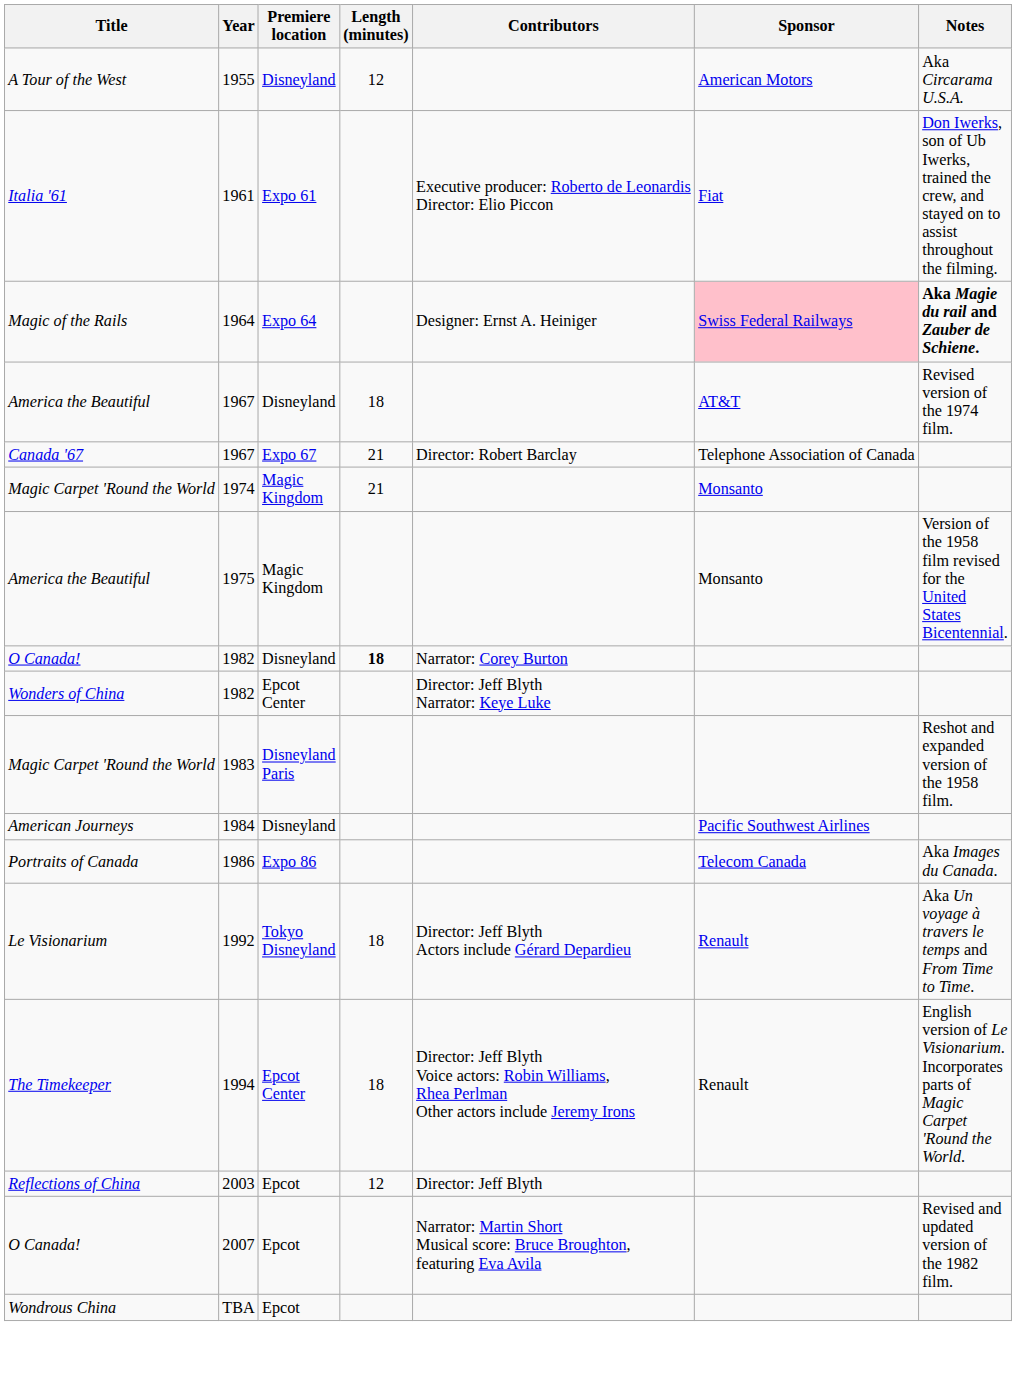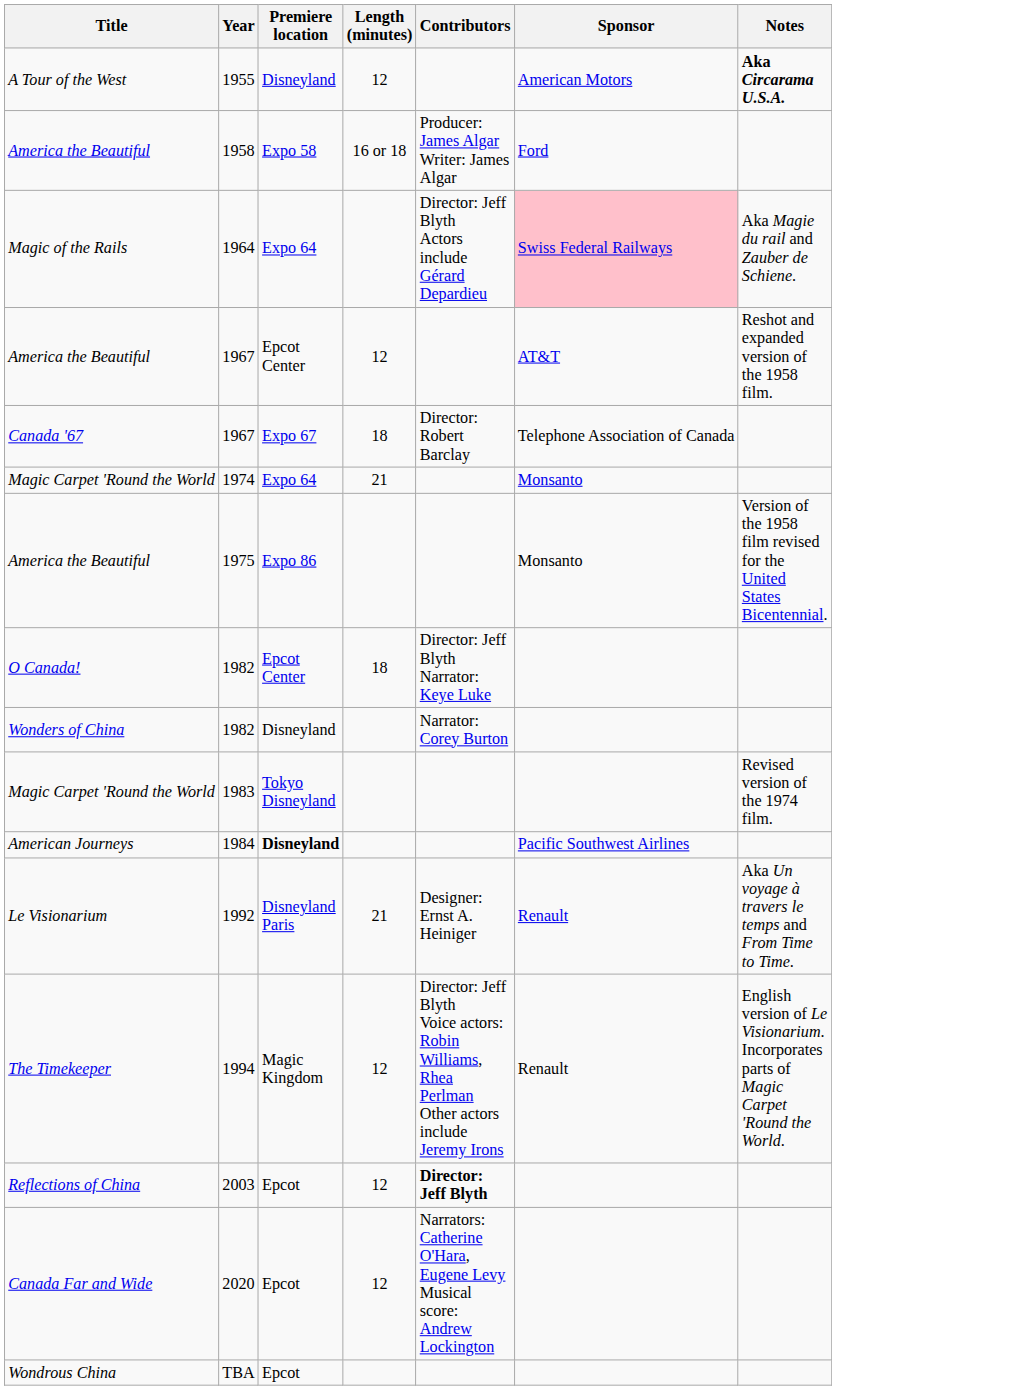(957, 79) normal -> (778, 79) bold
+ row: (79, 150)
- row: (38, 195)
(506, 321) Designer: Ernst A. Heiniger -> (463, 248) Director: Jeff Blyth Actors include Gérard Depardieu
(960, 321) bold -> (778, 248) normal
(299, 401) Disneyland -> (284, 356) Epcot Center
(376, 401) 18 -> (380, 356) 12
(955, 401) Revised version of the 1974 film. -> (778, 356) Reshot and expanded version of the 1958 film.
(376, 454) 21 -> (380, 436) 18
(293, 489) Magic Kingdom -> (289, 480) Expo 64
(293, 578) Magic Kingdom -> (289, 560) Expo 86
(299, 658) Disneyland -> (284, 667) Epcot Center
(376, 658) bold -> (380, 667) normal
(492, 658) Narrator: Corey Burton -> (463, 667) Director: Jeff Blyth Narrator: Keye Luke
(284, 693) Epcot Center -> (299, 729) Disneyland
(483, 693) Director: Jeff Blyth Narrator: Keye Luke -> (464, 729) Narrator: Corey Burton
(299, 764) Disneyland Paris -> (299, 791) Tokyo Disneyland
(958, 764) Reshot and expanded version of the 1958 film. -> (774, 791) Revised version of the 1974 film.
(299, 826) normal -> (301, 844) bold
- row: (73, 861)
(299, 941) Tokyo Disneyland -> (299, 915) Disneyland Paris
(376, 941) 18 -> (380, 915) 21
(524, 941) Director: Jeff Blyth Actors include Gérard Depardieu -> (451, 915) Designer: Ernst A. Heiniger
(284, 1085) Epcot Center -> (293, 1068) Magic Kingdom
(376, 1085) 18 -> (380, 1068) 12
(479, 1183) normal -> (454, 1185) bold
- row: (44, 1245)
+ row: (80, 1283)
